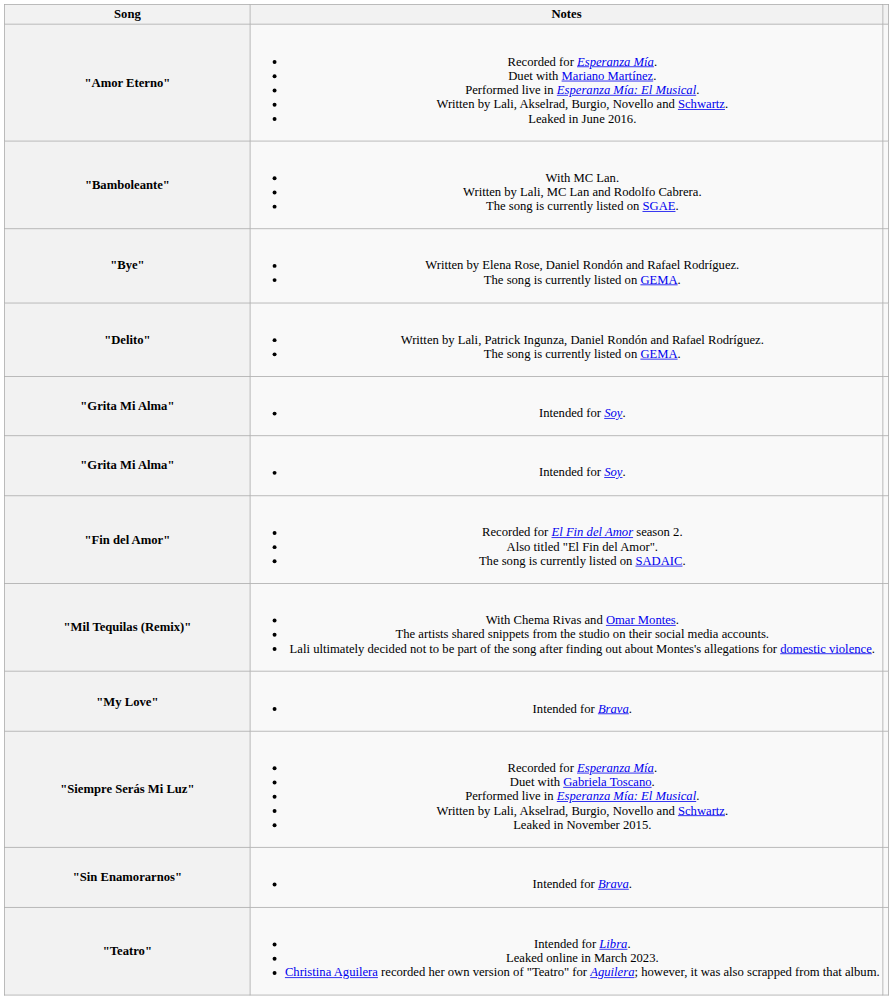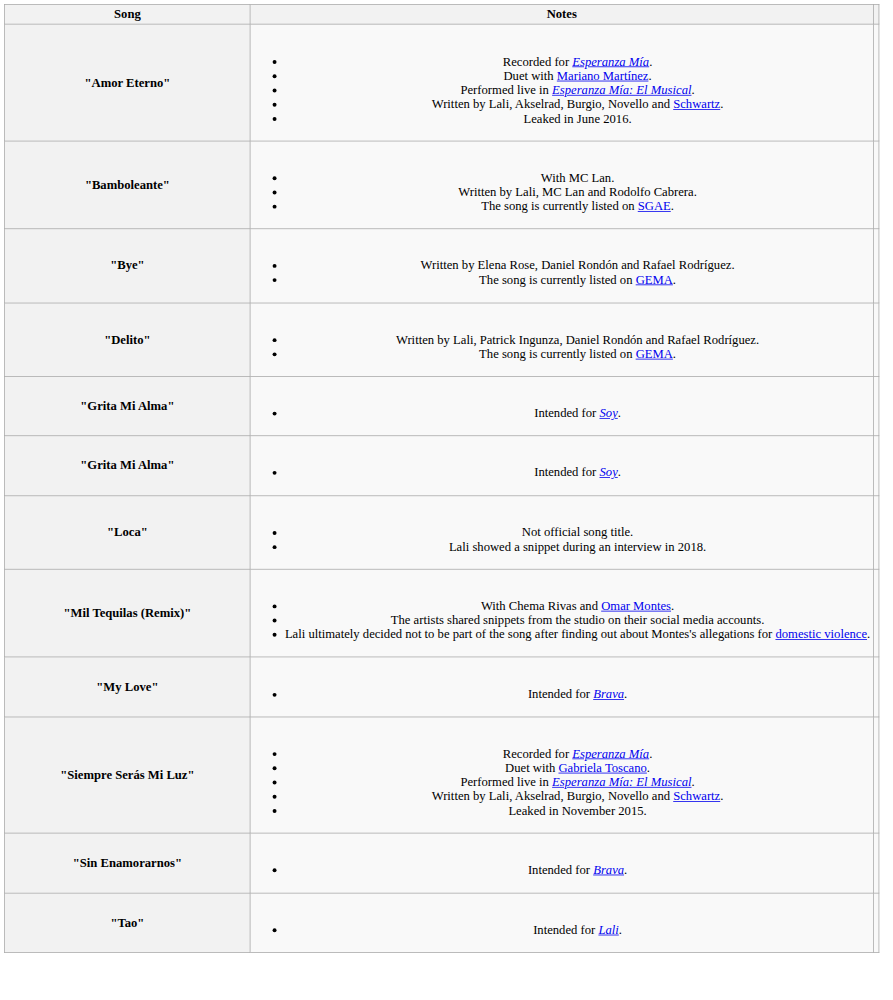- row: (127, 539)
+ row: (127, 532)
+ row: (127, 922)
- row: (127, 951)
